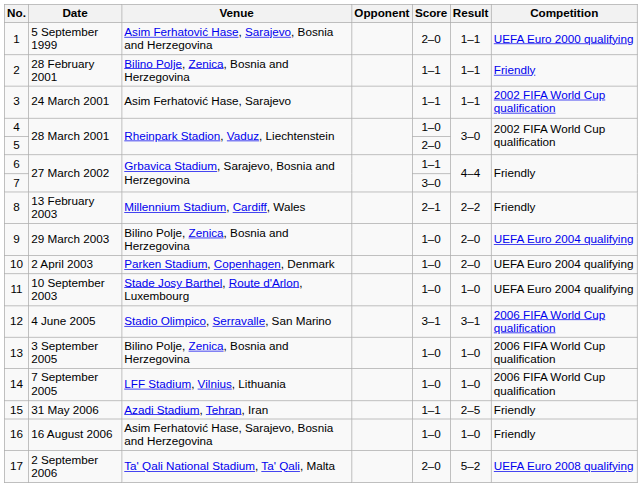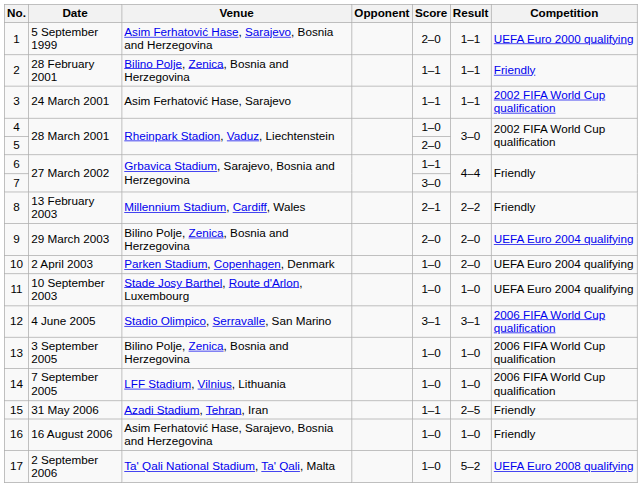(431, 239) 1–0 -> (431, 239) 2–0
(431, 466) 2–0 -> (431, 466) 1–0
